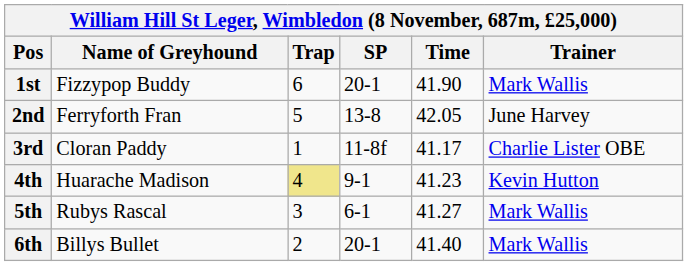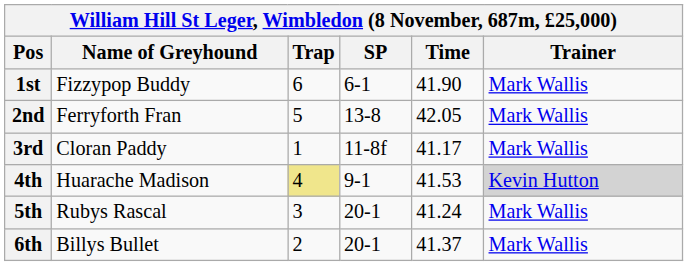(362, 84) 20-1 -> (357, 84) 6-1
(539, 116) June Harvey -> (538, 116) Mark Wallis
(567, 148) Charlie Lister OBE -> (538, 148) Mark Wallis
(439, 180) 41.23 -> (439, 180) 41.53
(544, 180) no background -> (544, 180) lightgrey background
(357, 212) 6-1 -> (362, 212) 20-1
(439, 212) 41.27 -> (439, 212) 41.24
(439, 244) 41.40 -> (439, 244) 41.37
